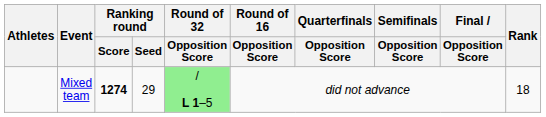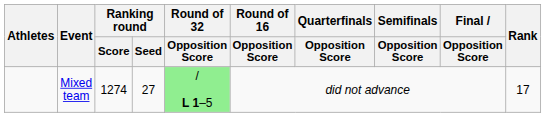(114, 90) bold -> (114, 90) normal
(148, 90) 29 -> (148, 90) 27
(523, 90) 18 -> (523, 90) 17
